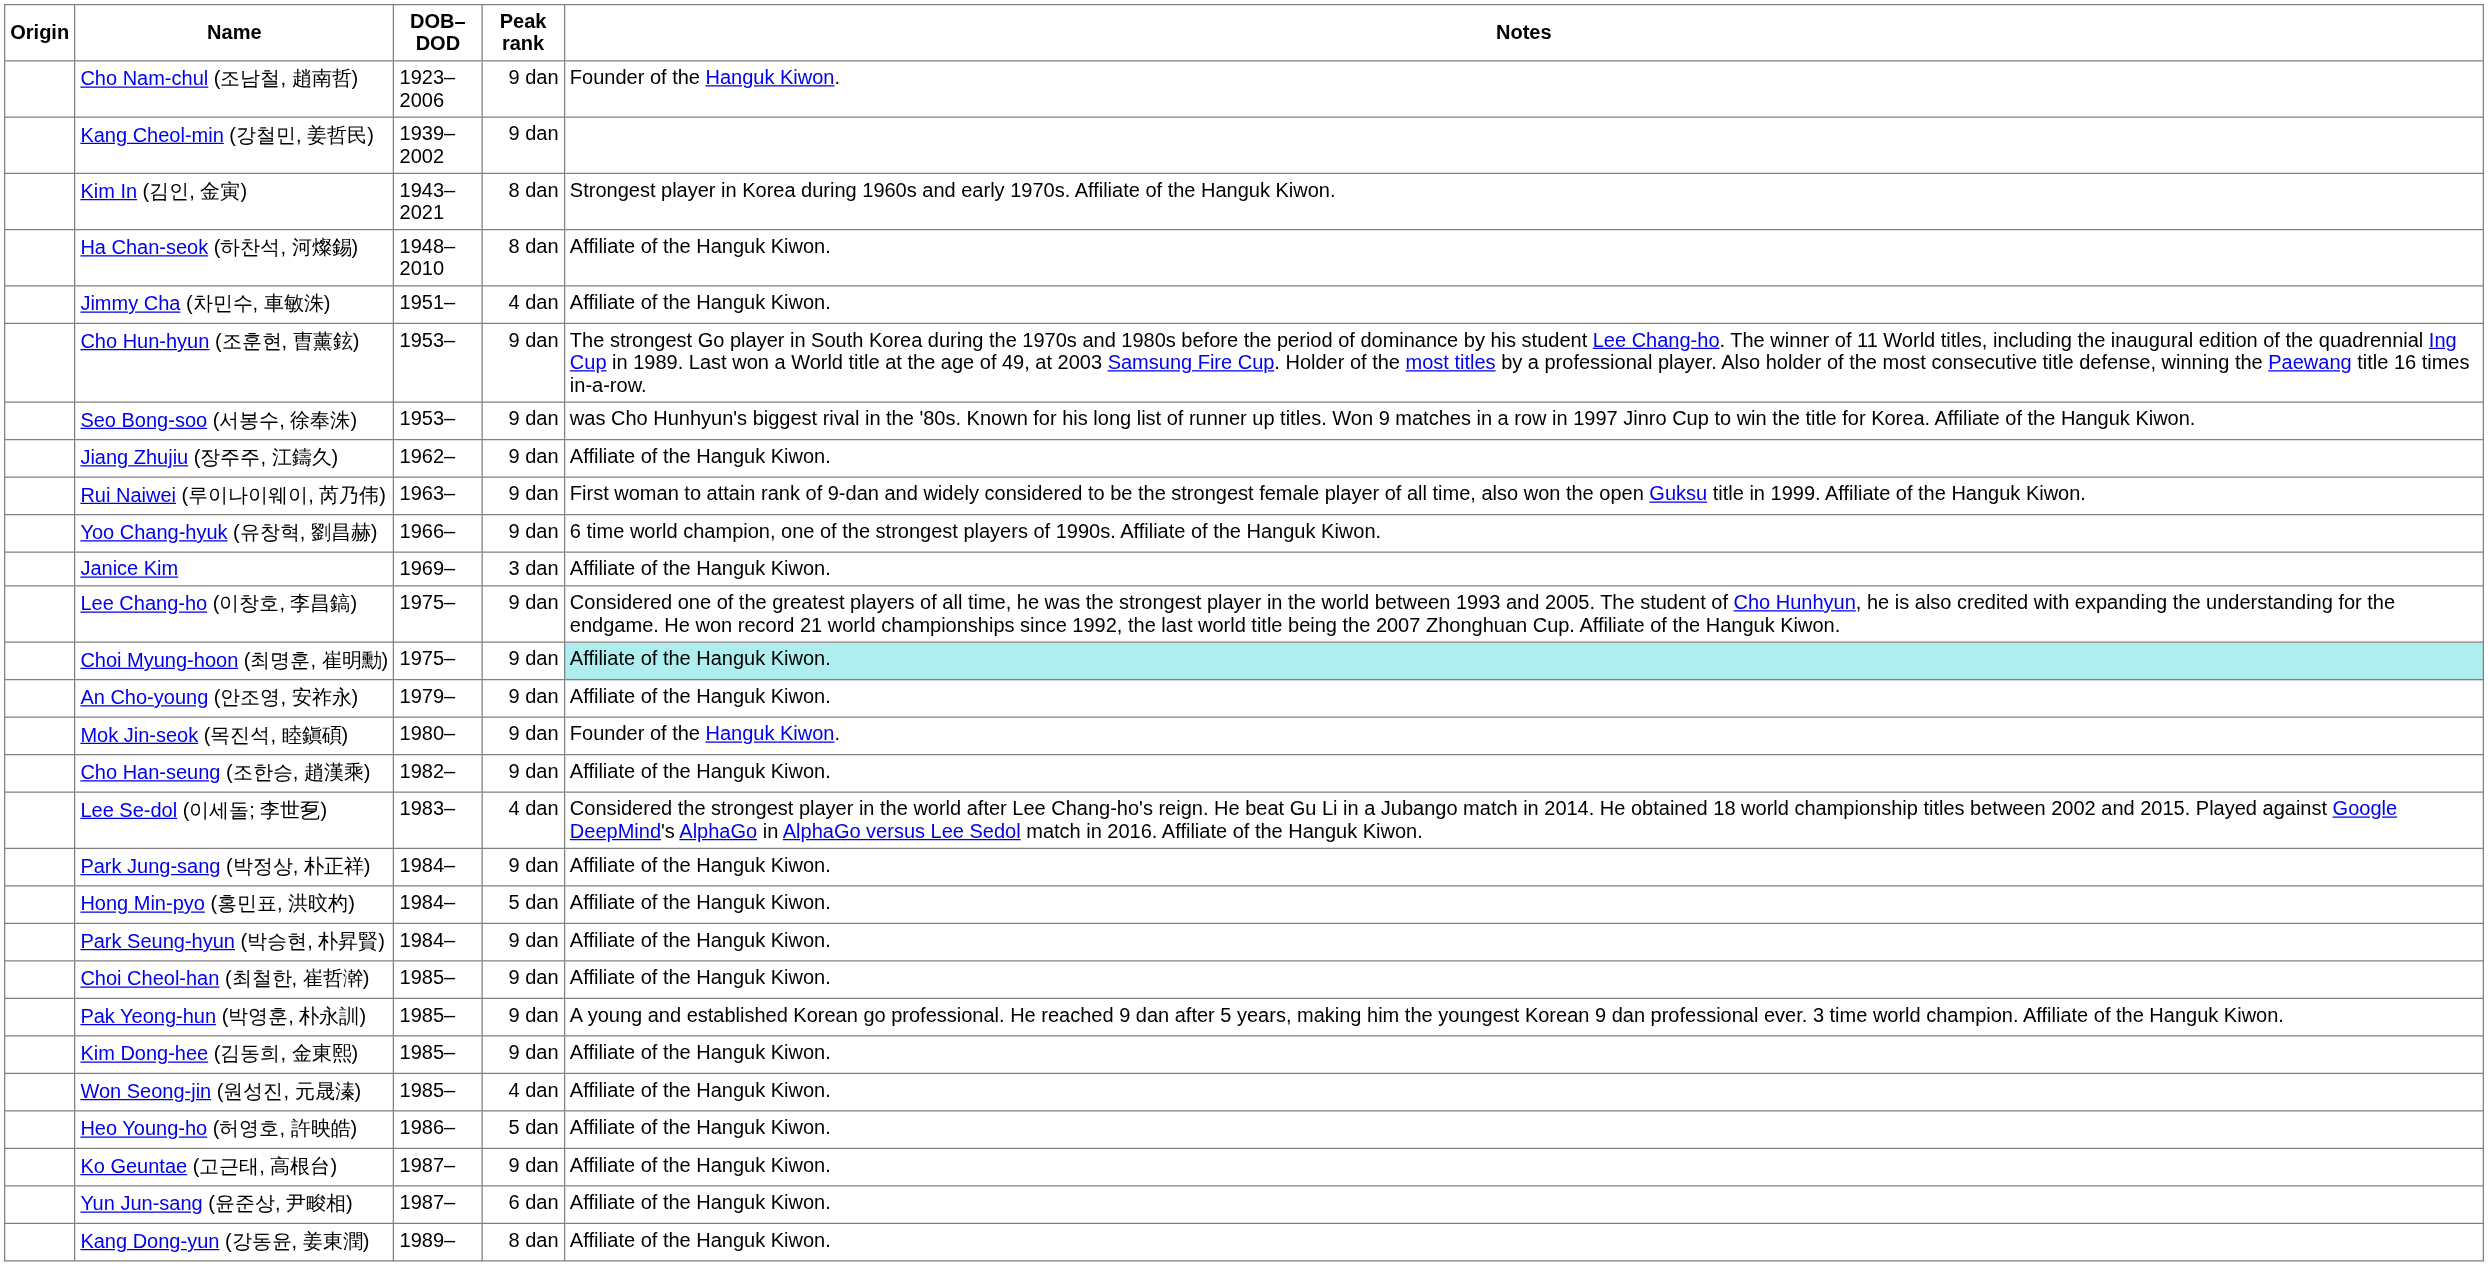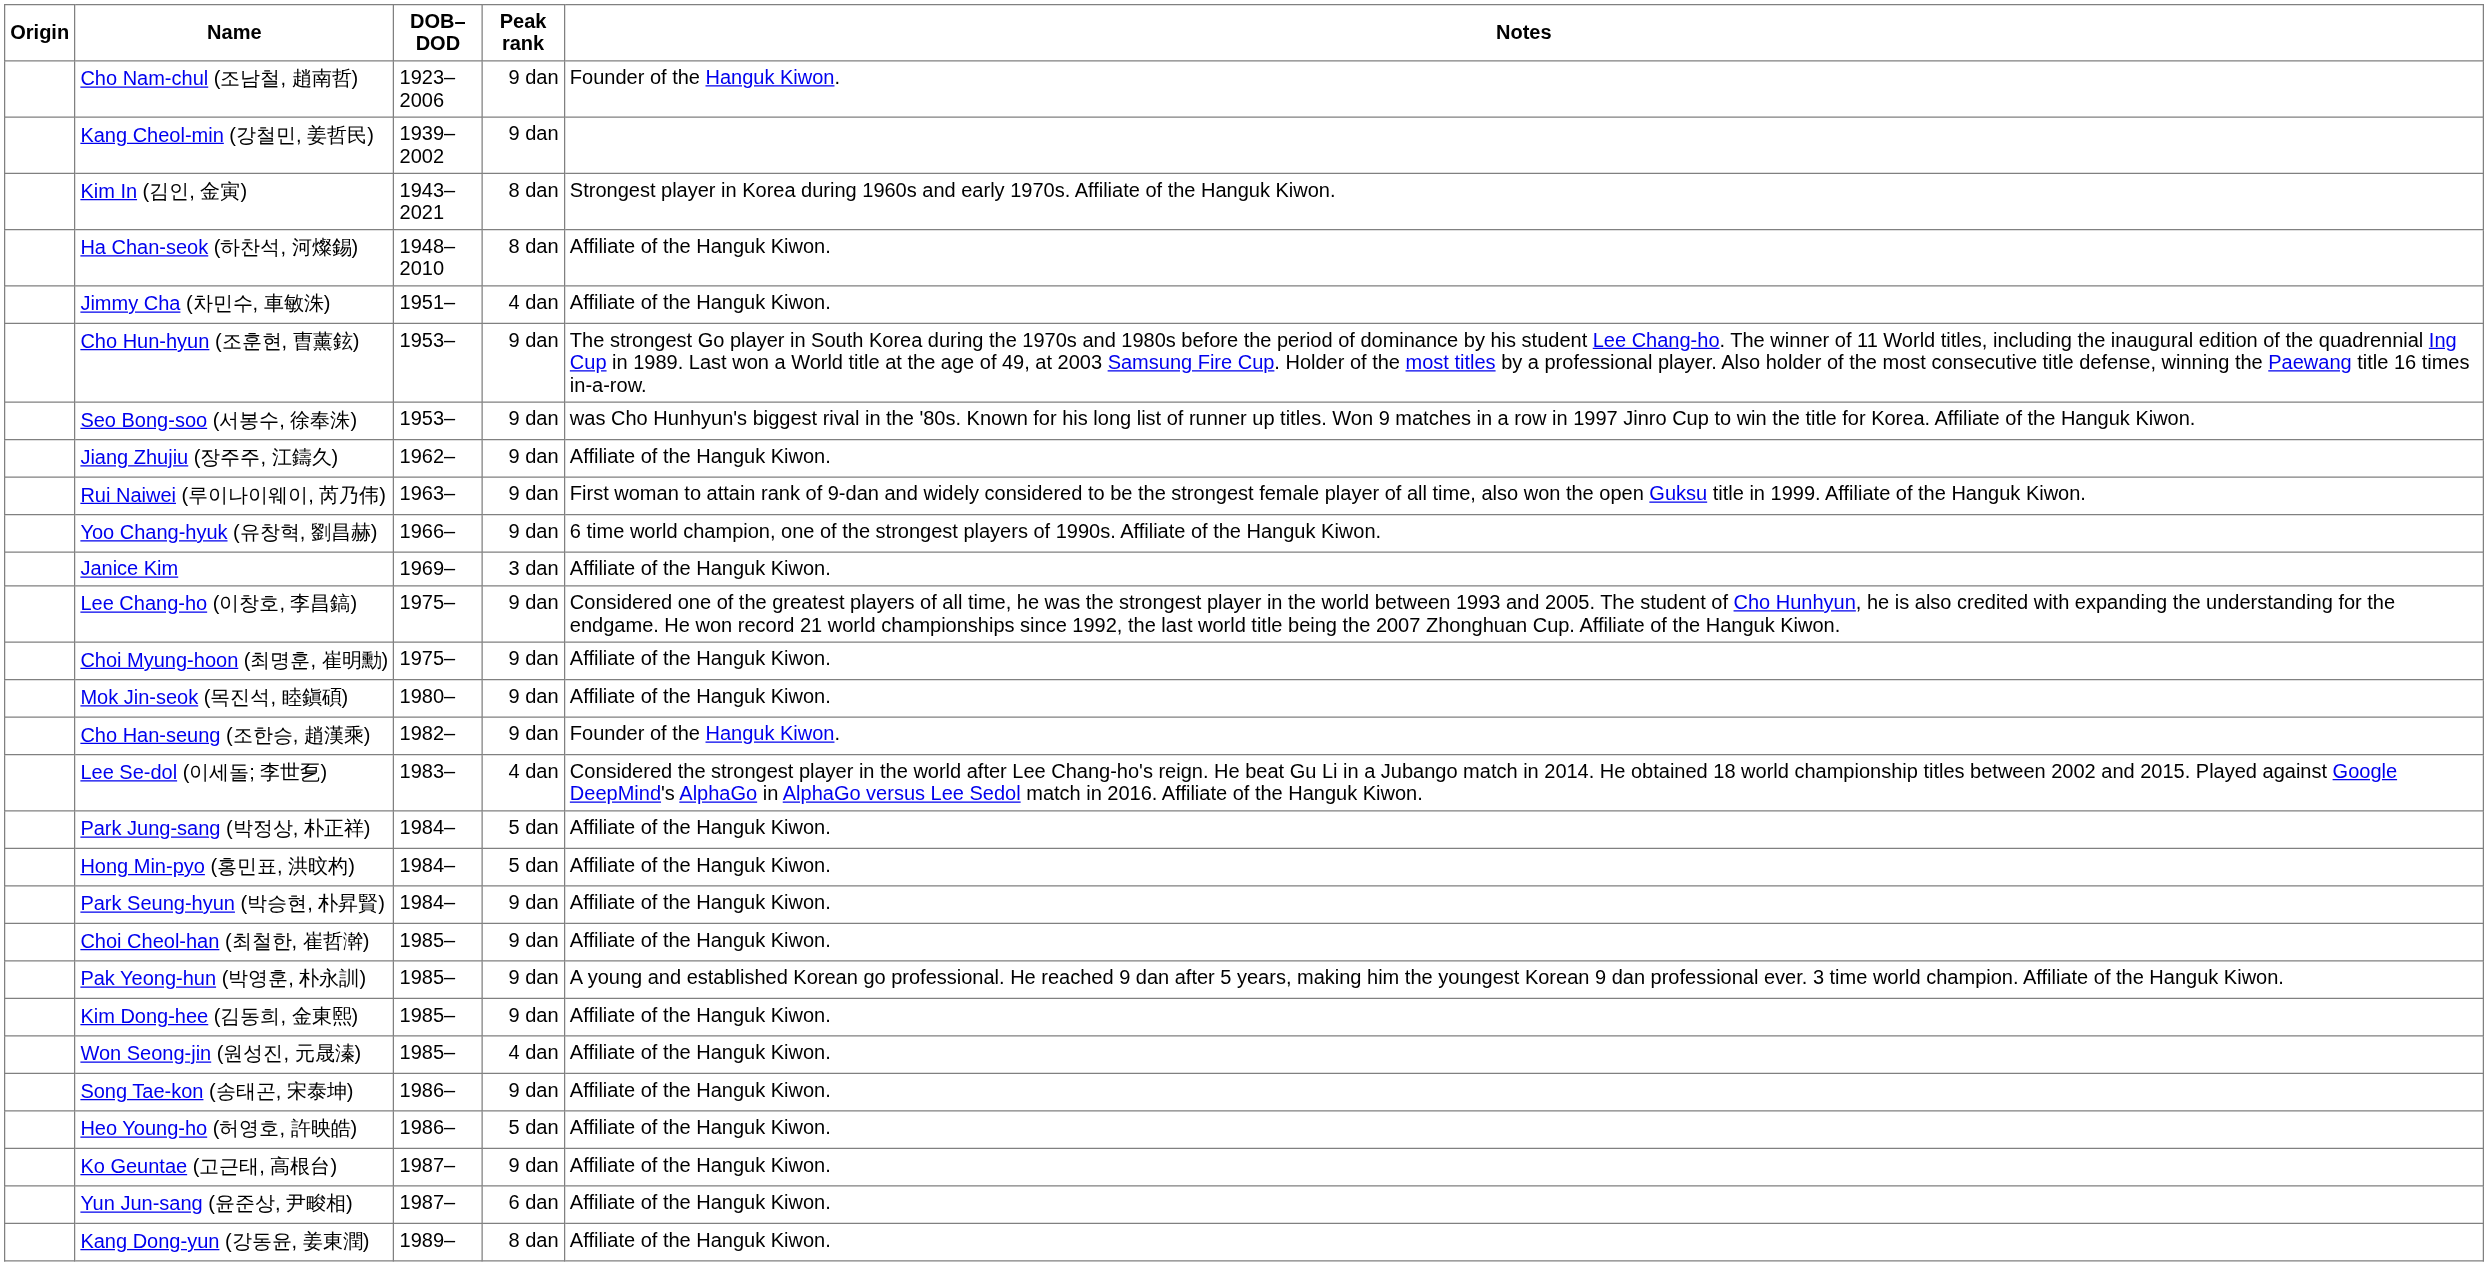(700, 658) paleturquoise background -> (700, 658) no background
- row: (219, 697)
(705, 733) Founder of the Hanguk Kiwon. -> (700, 696) Affiliate of the Hanguk Kiwon.
(700, 771) Affiliate of the Hanguk Kiwon. -> (705, 733) Founder of the Hanguk Kiwon.
(534, 865) 9 dan -> (534, 827) 5 dan
+ row: (217, 1091)
